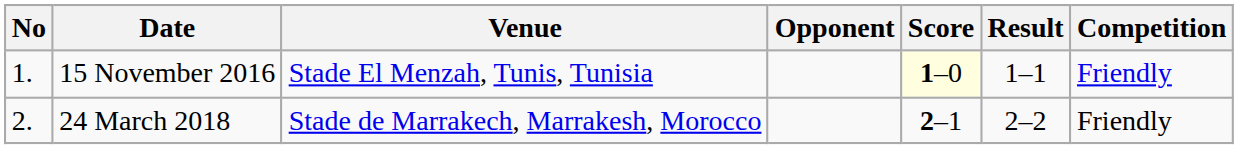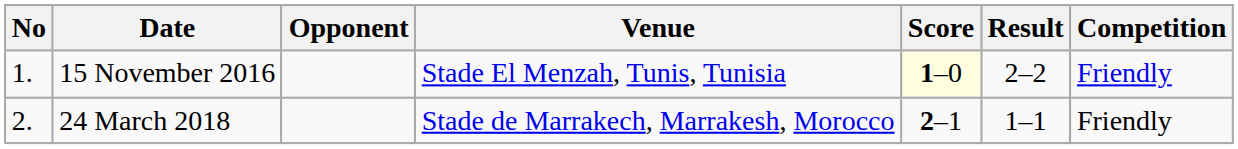columns swapped: (525, 27) <-> (835, 27)
(1026, 73) 1–1 -> (1026, 73) 2–2
(1026, 119) 2–2 -> (1026, 119) 1–1
